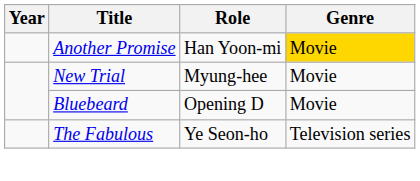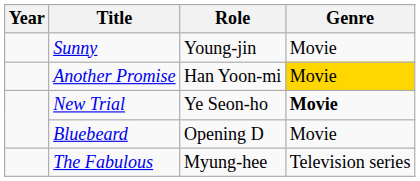+ row: (75, 47)
(226, 76) Myung-hee -> (226, 104) Ye Seon-ho
(313, 76) normal -> (314, 104) bold
(226, 133) Ye Seon-ho -> (226, 162) Myung-hee
